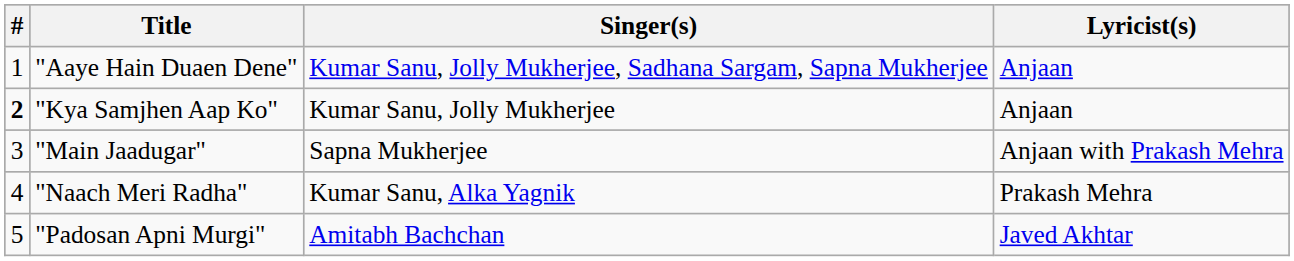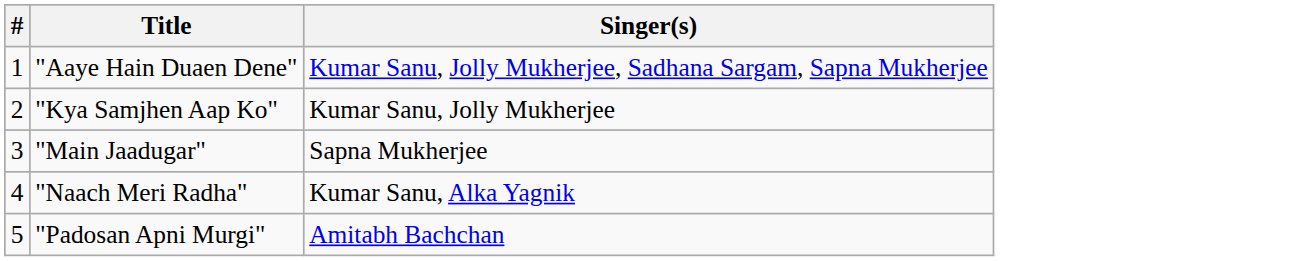- column: (1142, 25)
(17, 109) bold -> (17, 109) normal
